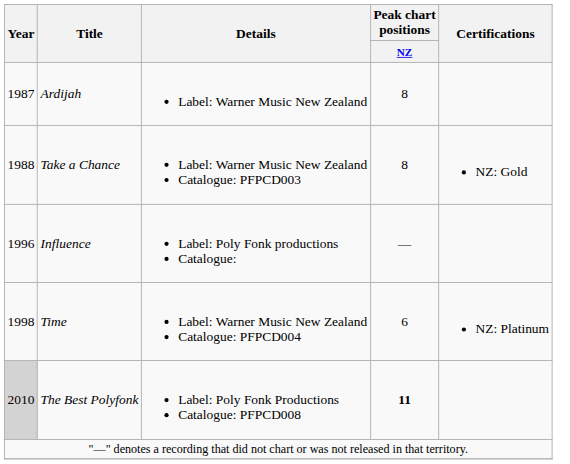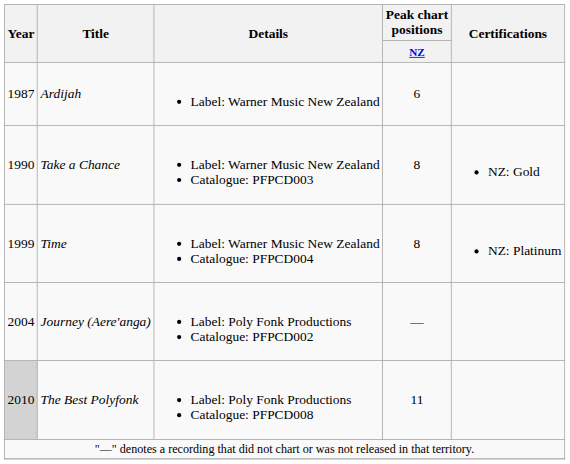(405, 93) 8 -> (417, 93) 6
(21, 164) 1988 -> (21, 164) 1990
- row: (66, 243)
(21, 321) 1998 -> (21, 243) 1999
(405, 321) 6 -> (417, 243) 8
+ row: (96, 321)
(405, 400) bold -> (417, 400) normal
